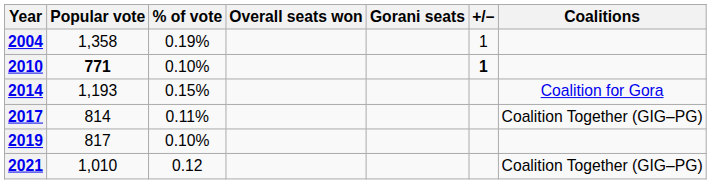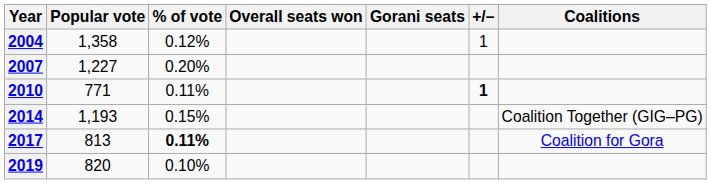(187, 41) 0.19% -> (187, 41) 0.12%
+ row: (26, 66)
(98, 66) bold -> (98, 91) normal
(187, 66) 0.10% -> (187, 91) 0.11%
(602, 91) Coalition for Gora -> (602, 116) Coalition Together (GIG–PG)
(98, 116) 814 -> (98, 141) 813
(187, 116) normal -> (187, 141) bold
(602, 116) Coalition Together (GIG–PG) -> (602, 141) Coalition for Gora
(98, 141) 817 -> (98, 166) 820
- row: (26, 166)
